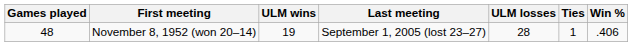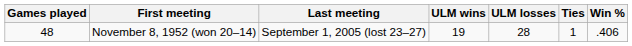columns swapped: (404, 13) <-> (289, 13)
